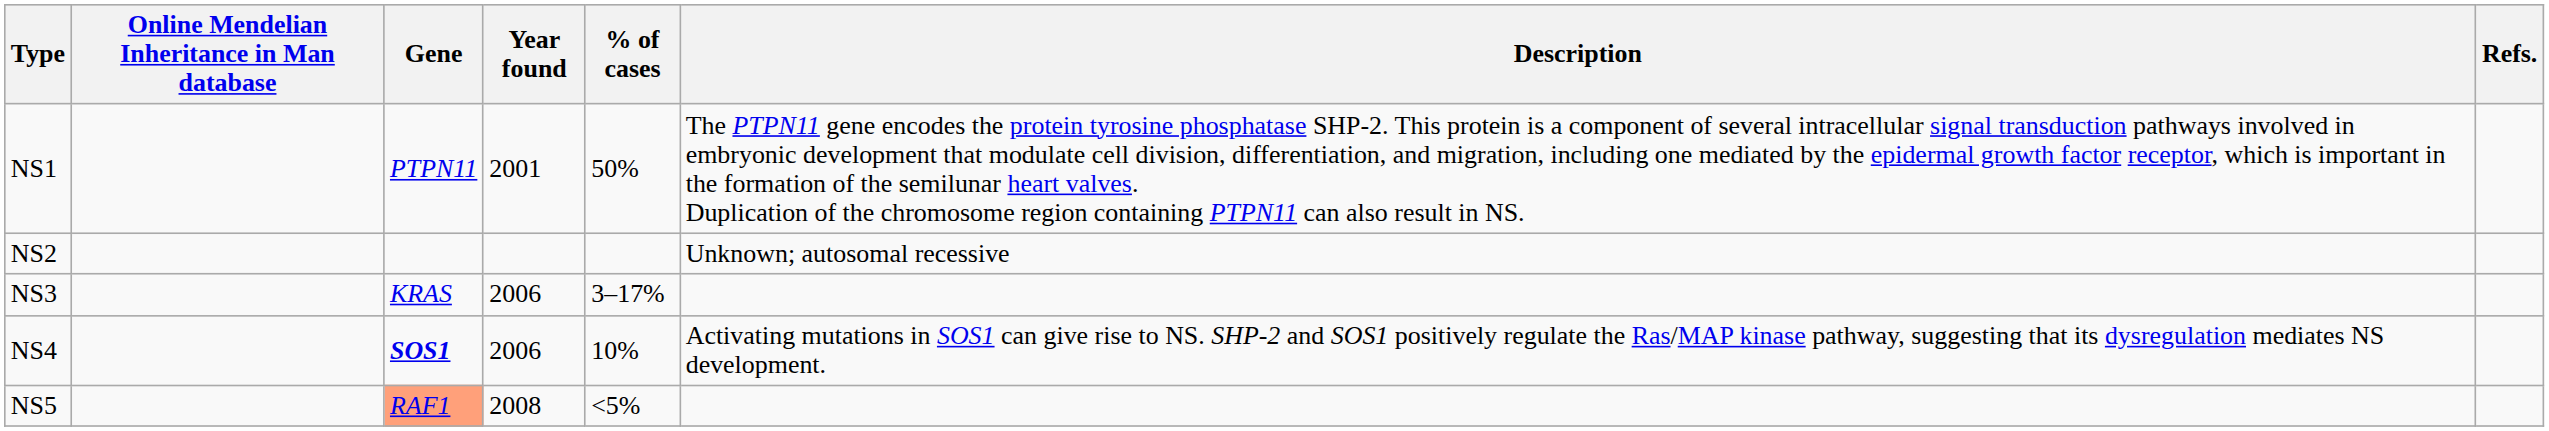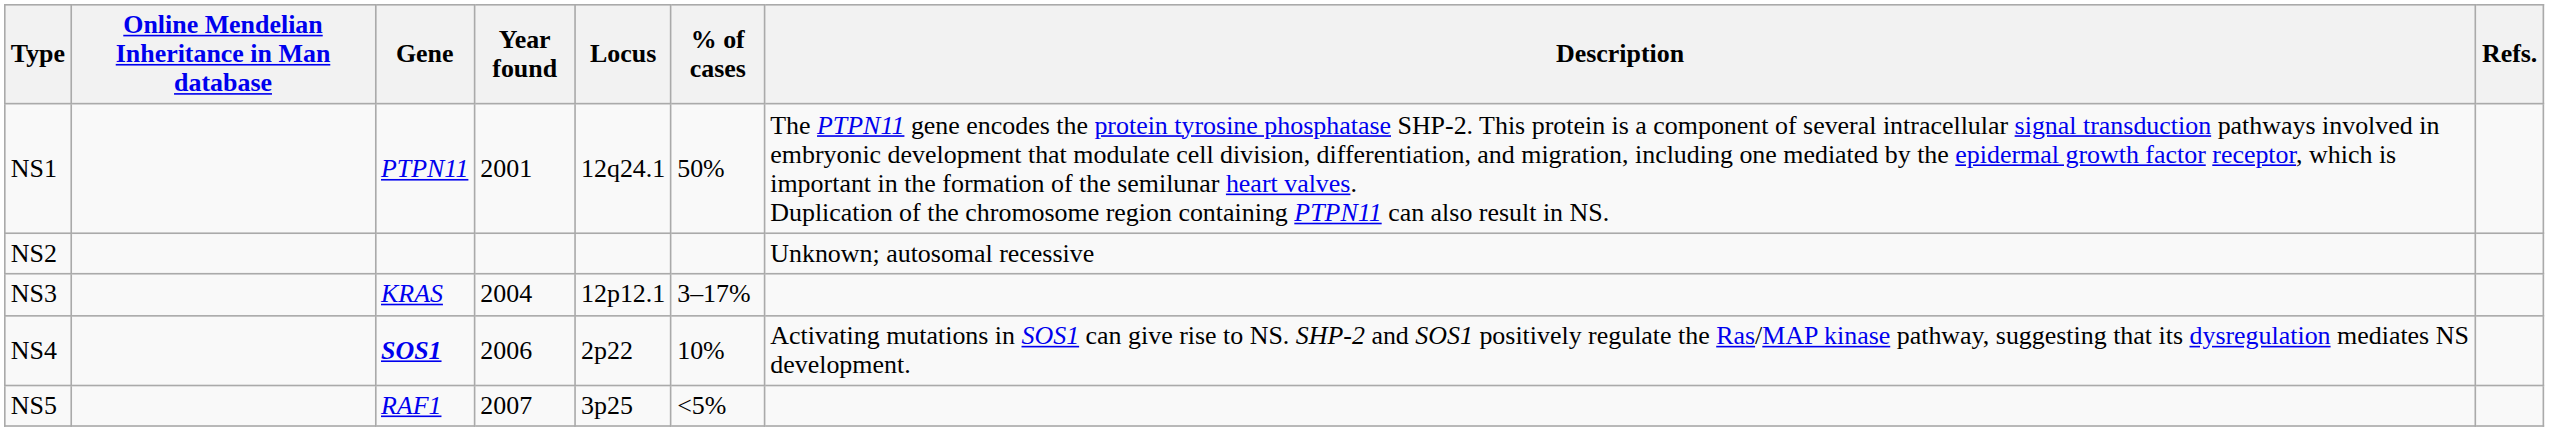+ column: (623, 54)
(515, 294) 2006 -> (506, 294) 2004
(420, 405) lightsalmon background -> (411, 405) no background
(515, 405) 2008 -> (506, 405) 2007
